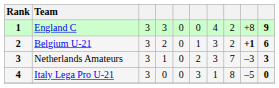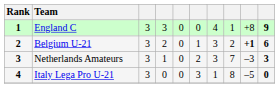(232, 28) 2 -> (232, 28) 1
